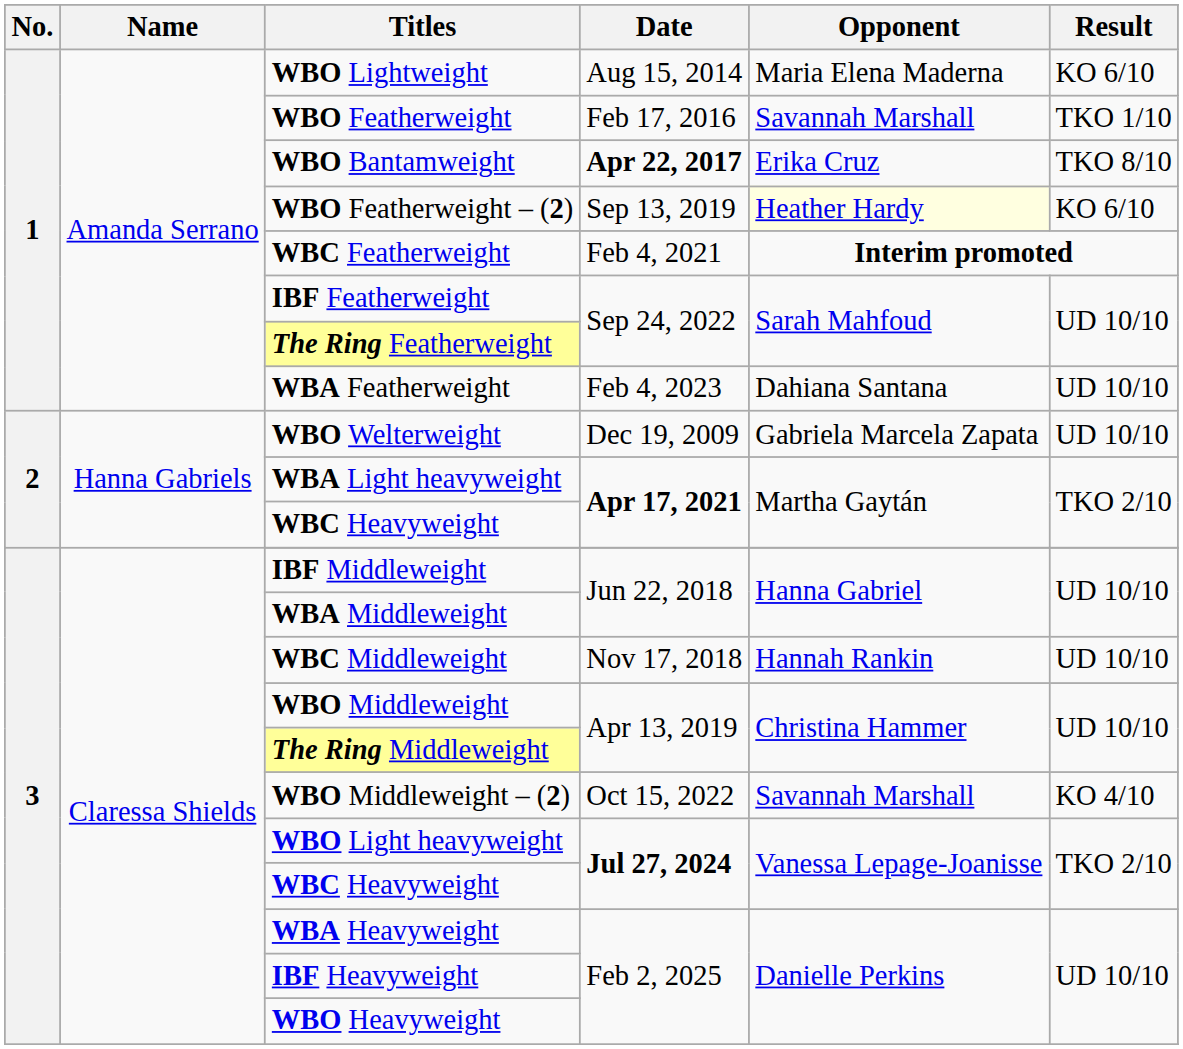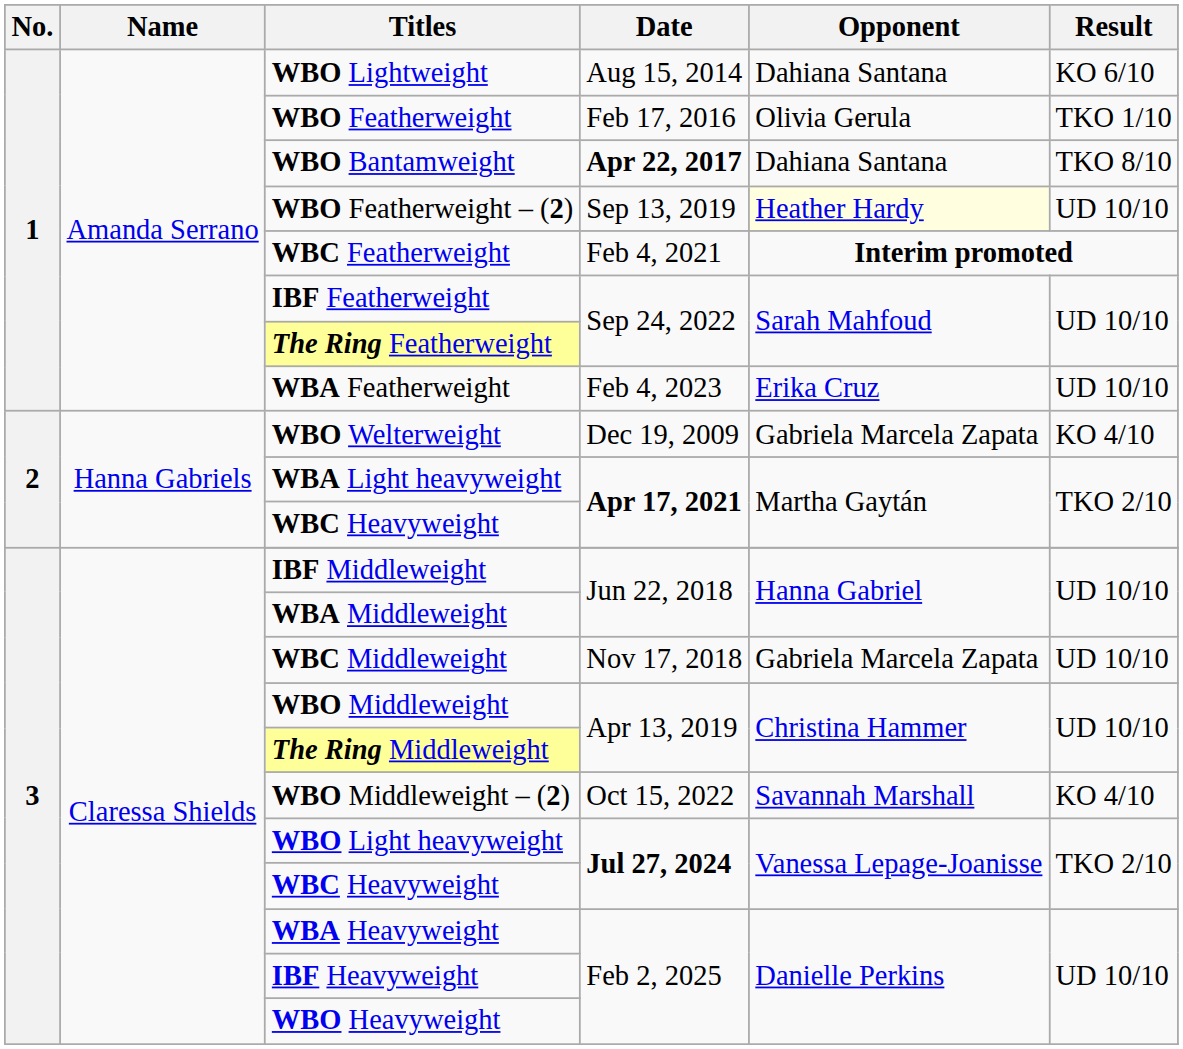(879, 72) Maria Elena Maderna -> (851, 72) Dahiana Santana
(865, 117) Savannah Marshall -> (833, 117) Olivia Gerula
(817, 162) Erika Cruz -> (851, 162) Dahiana Santana
(1105, 207) KO 6/10 -> (1112, 207) UD 10/10
(851, 388) Dahiana Santana -> (817, 388) Erika Cruz
(1112, 433) UD 10/10 -> (1105, 433) KO 4/10
(844, 659) Hannah Rankin -> (897, 659) Gabriela Marcela Zapata
